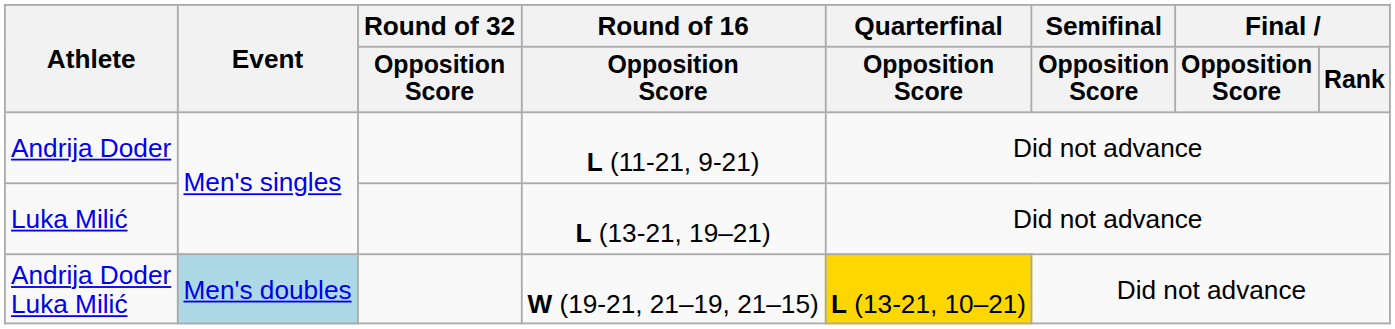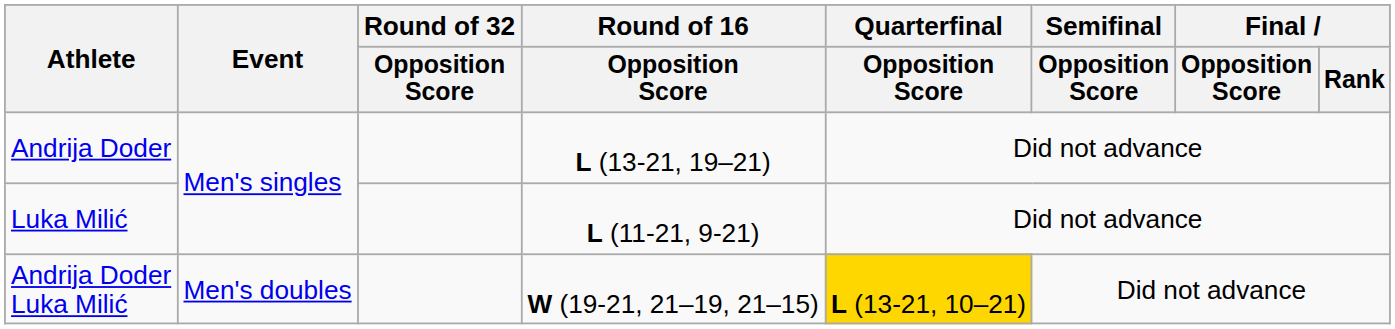(673, 163) L (11-21, 9-21) -> (673, 163) L (13-21, 19–21)
(673, 233) L (13-21, 19–21) -> (673, 233) L (11-21, 9-21)
(268, 289) lightblue background -> (268, 289) no background
